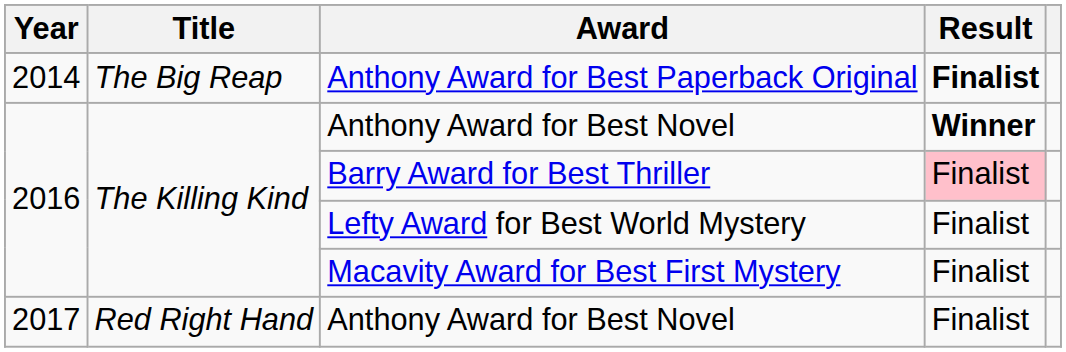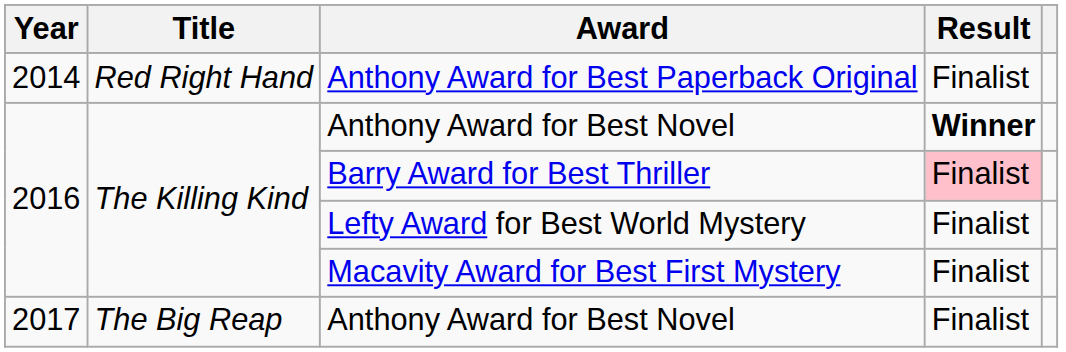(188, 77) The Big Reap -> (204, 77) Red Right Hand
(985, 77) bold -> (980, 77) normal
(204, 321) Red Right Hand -> (188, 321) The Big Reap
